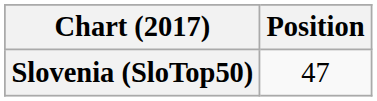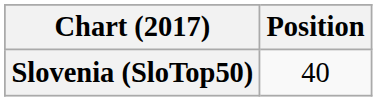(316, 72) 47 -> (316, 72) 40
